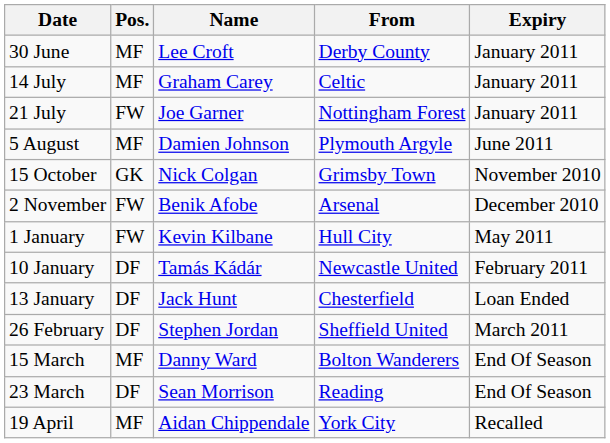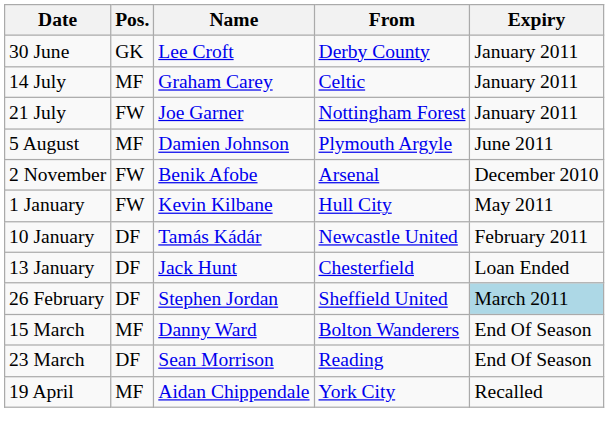(129, 50) MF -> (129, 50) GK
- row: (53, 174)
(522, 329) no background -> (522, 298) lightblue background
